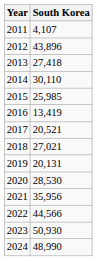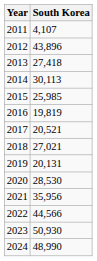(47, 79) 30,110 -> (47, 79) 30,113
(47, 113) 13,419 -> (47, 113) 19,819
